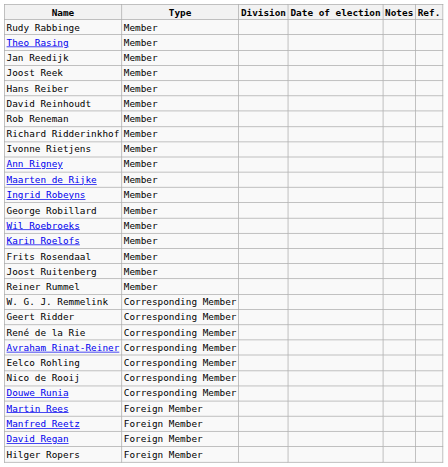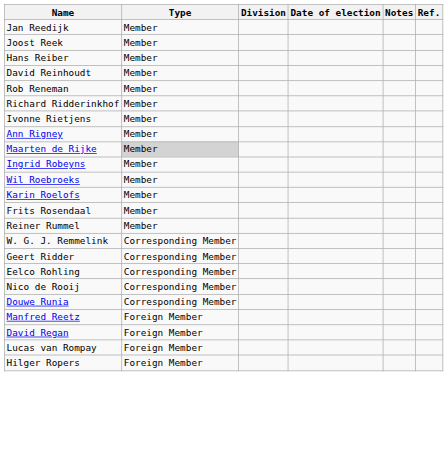- row: (43, 27)
- row: (38, 42)
(141, 180) no background -> (141, 149) lightgrey background
- row: (52, 210)
- row: (52, 271)
- row: (46, 332)
- row: (63, 348)
- row: (38, 409)
+ row: (52, 348)
